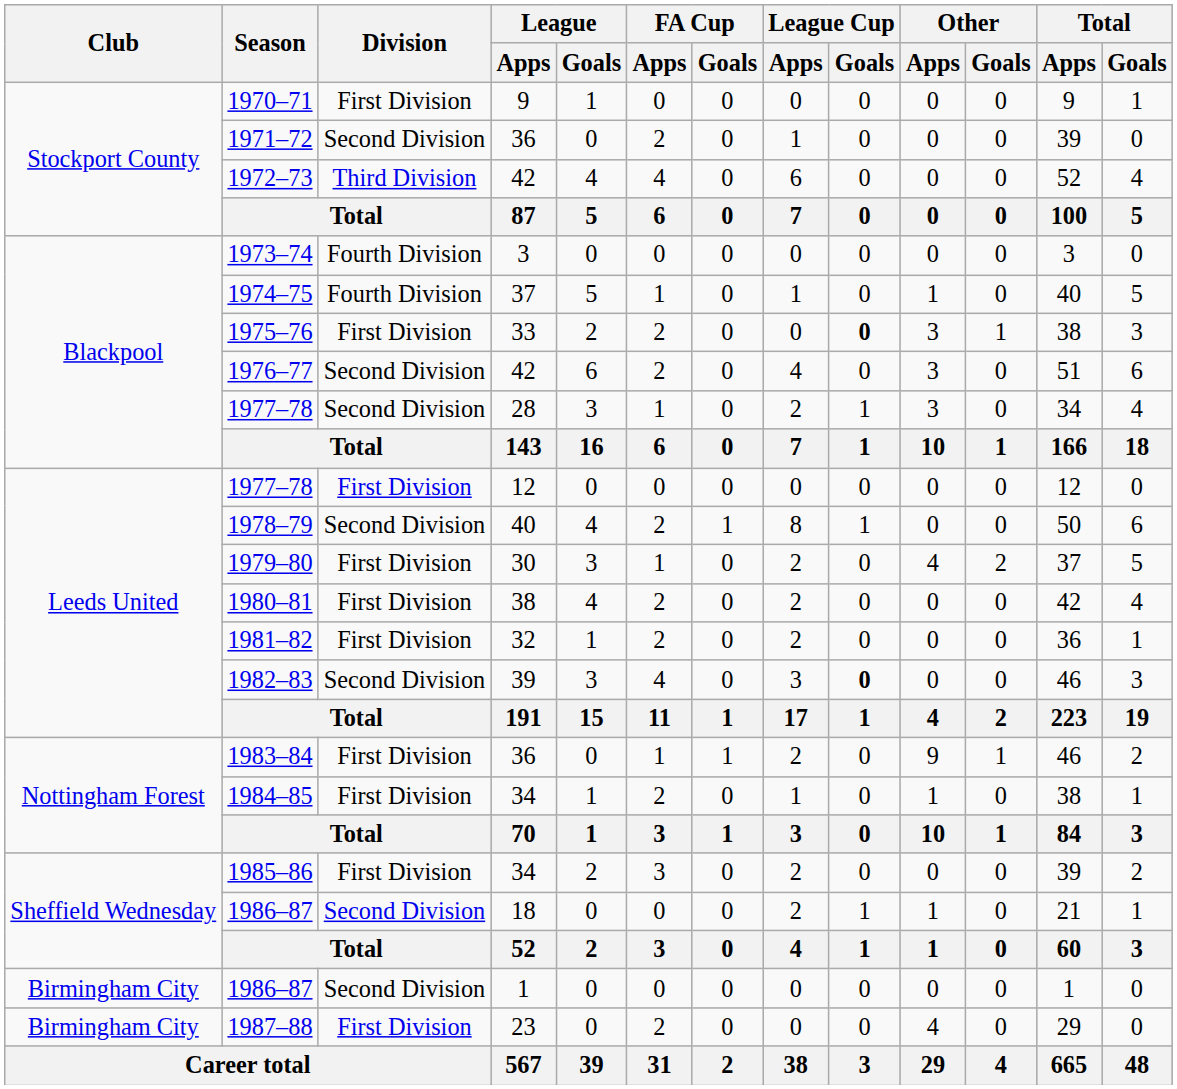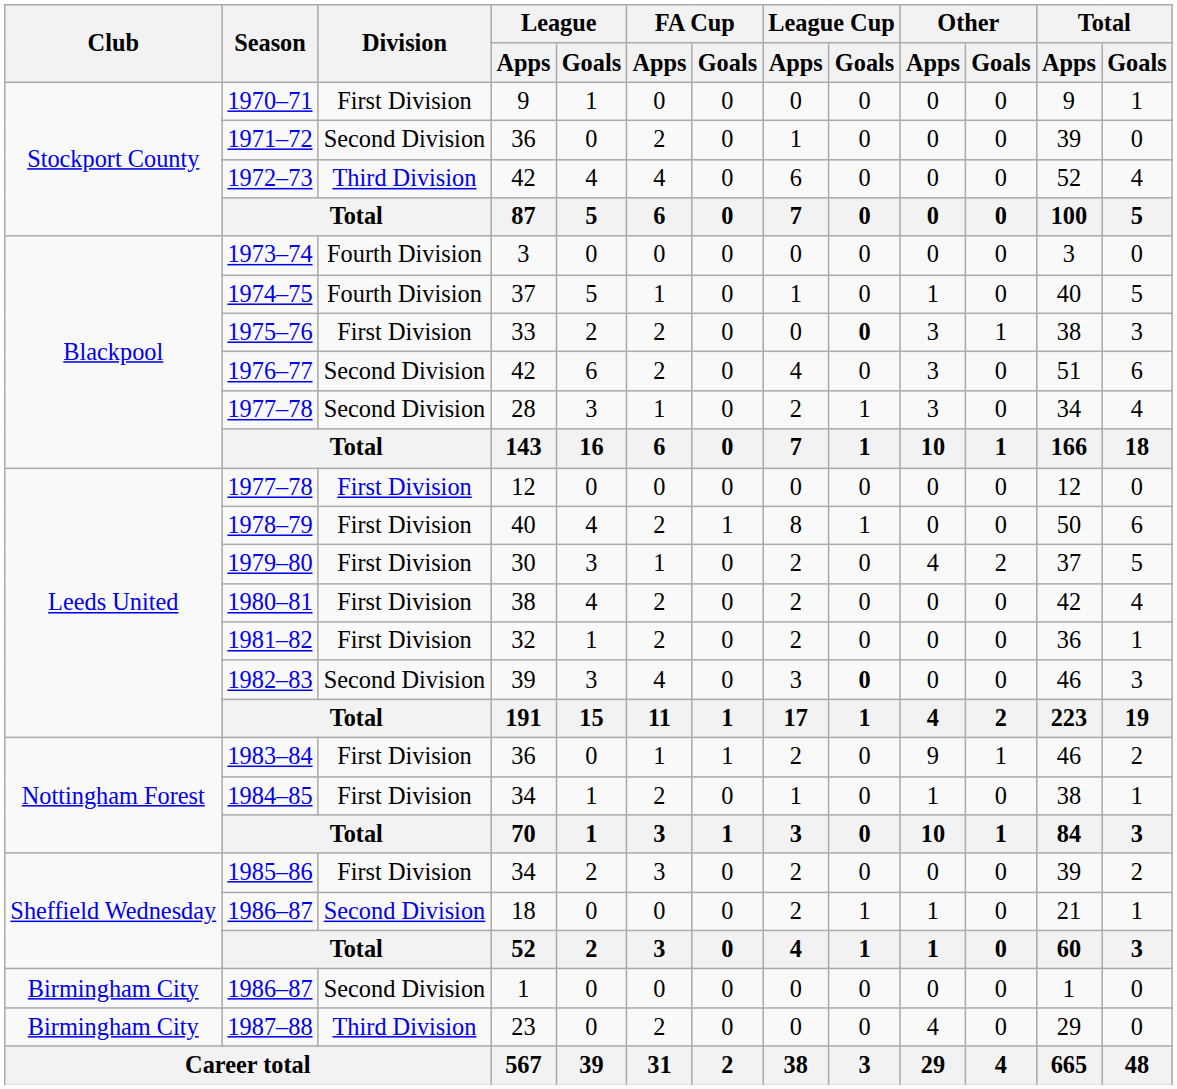(404, 525) Second Division -> (404, 525) First Division
(404, 1026) First Division -> (404, 1026) Third Division
